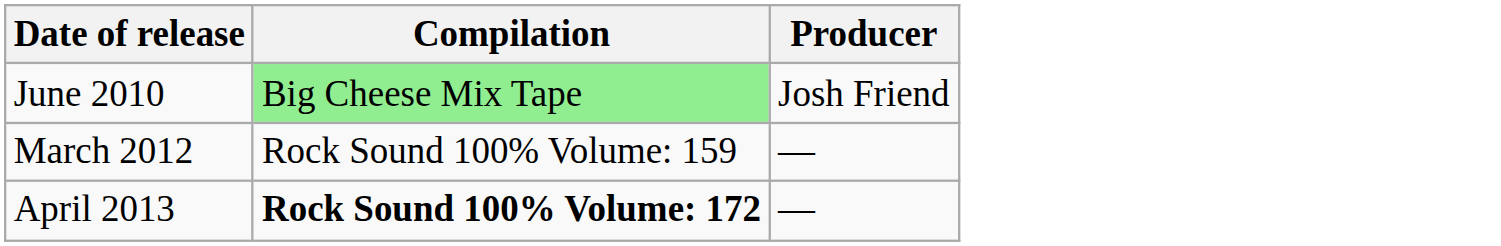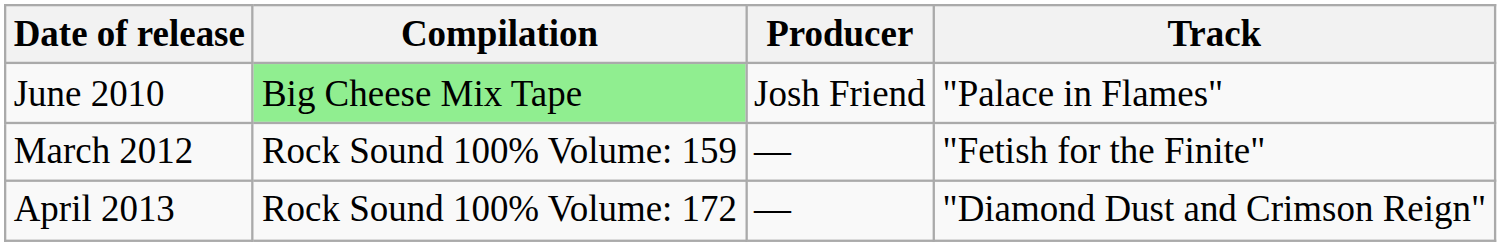+ column: (1214, 33)
(511, 209) bold -> (499, 209) normal
